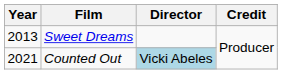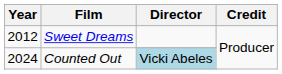(23, 36) 2013 -> (23, 36) 2012
(23, 58) 2021 -> (23, 58) 2024
